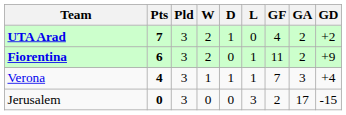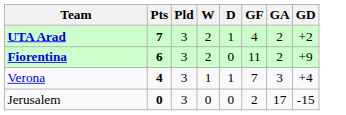- column: (253, 15)
